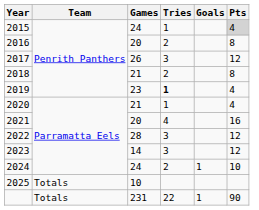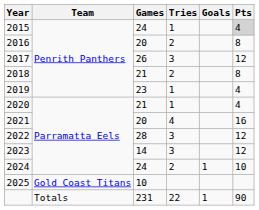(166, 89) bold -> (172, 89) normal
(51, 182) Totals -> (83, 182) Gold Coast Titans
